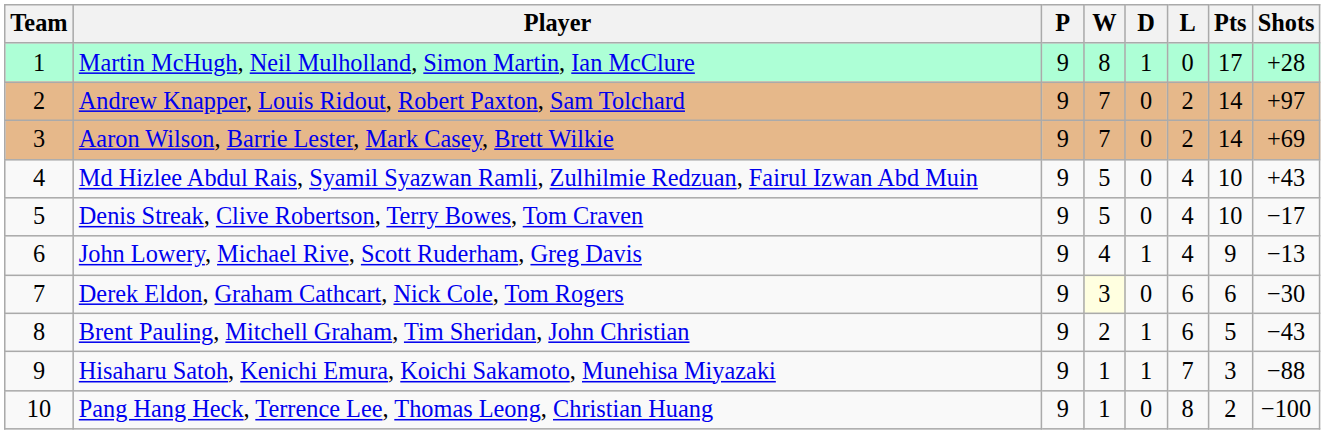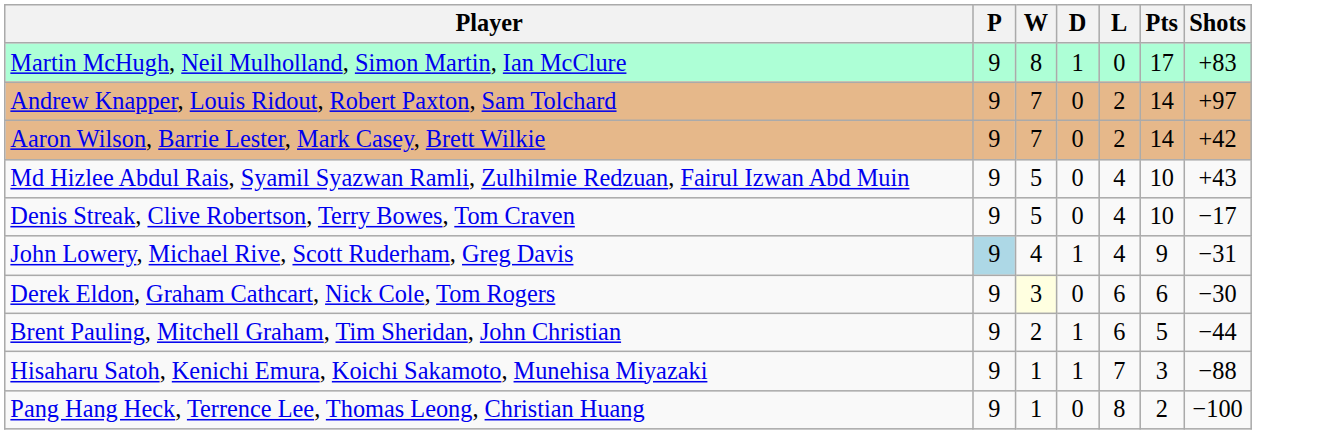- column: (39, 23)
(1286, 62) +28 -> (1218, 62) +83
(1286, 139) +69 -> (1218, 139) +42
(1063, 255) no background -> (994, 255) lightblue background
(1286, 255) −13 -> (1218, 255) −31
(1286, 332) −43 -> (1218, 332) −44
